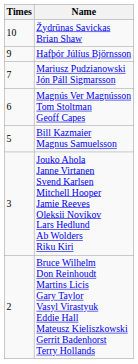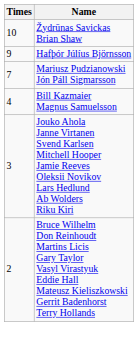- row: (84, 107)
(9, 139) 5 -> (9, 101) 4
